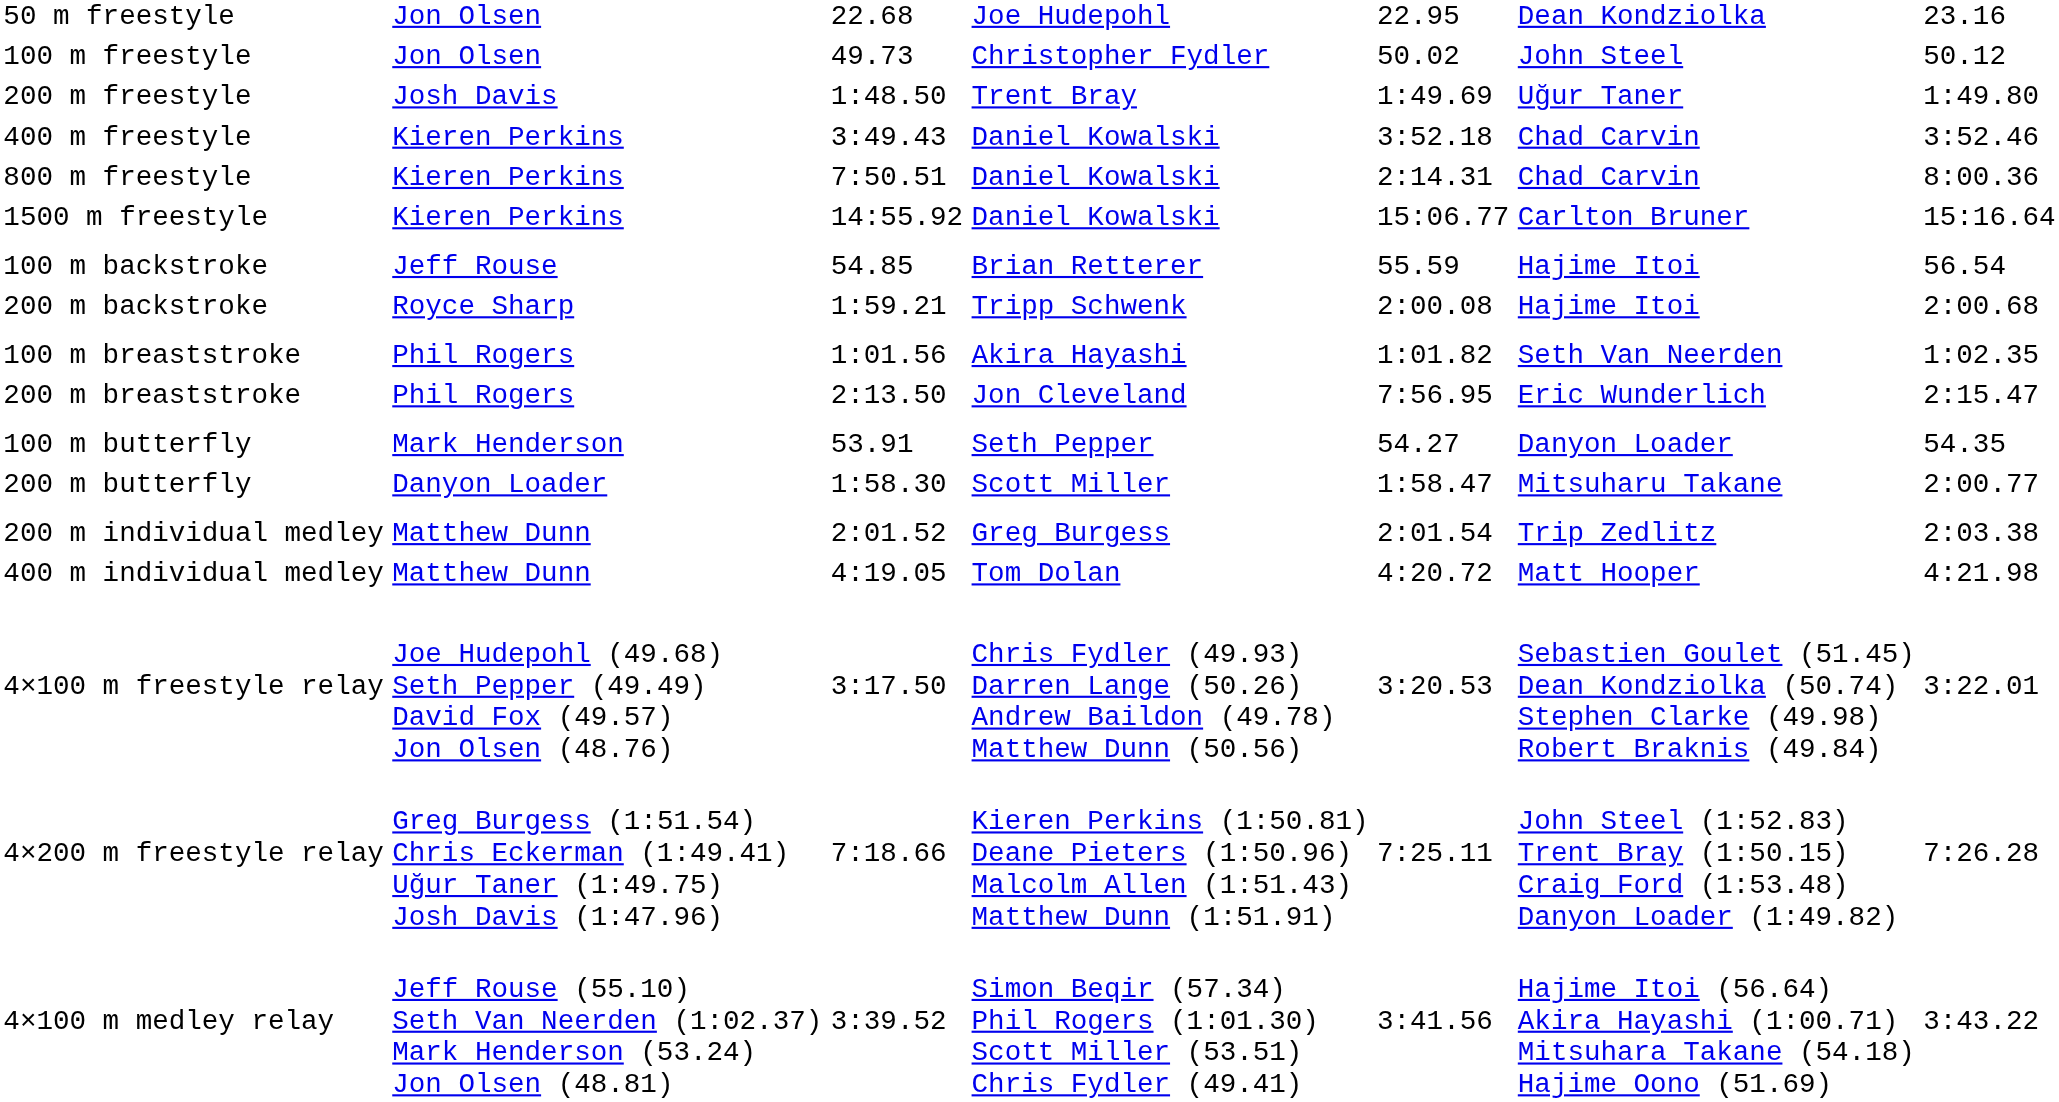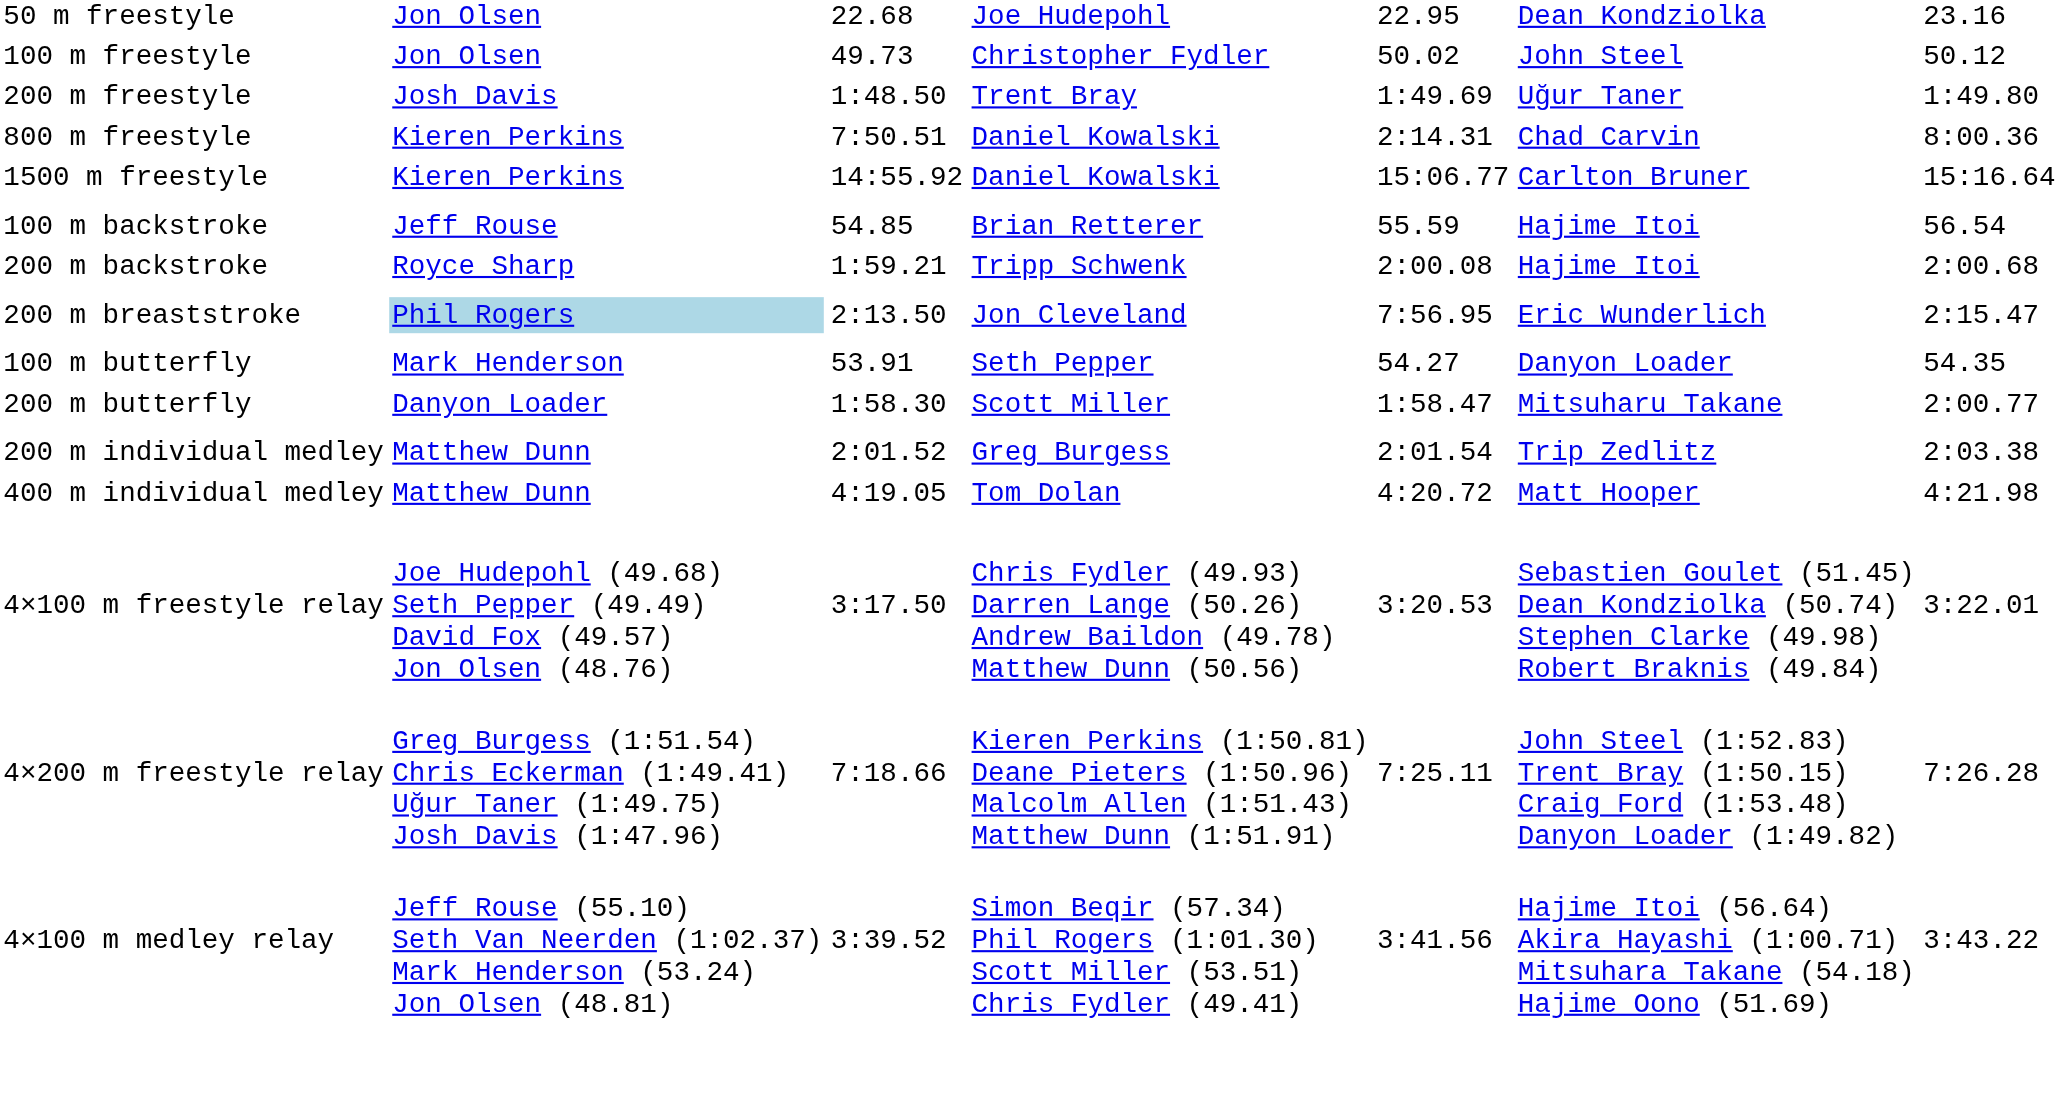- row: (127, 137)
- row: (152, 355)
(483, 396) no background -> (483, 315) lightblue background
